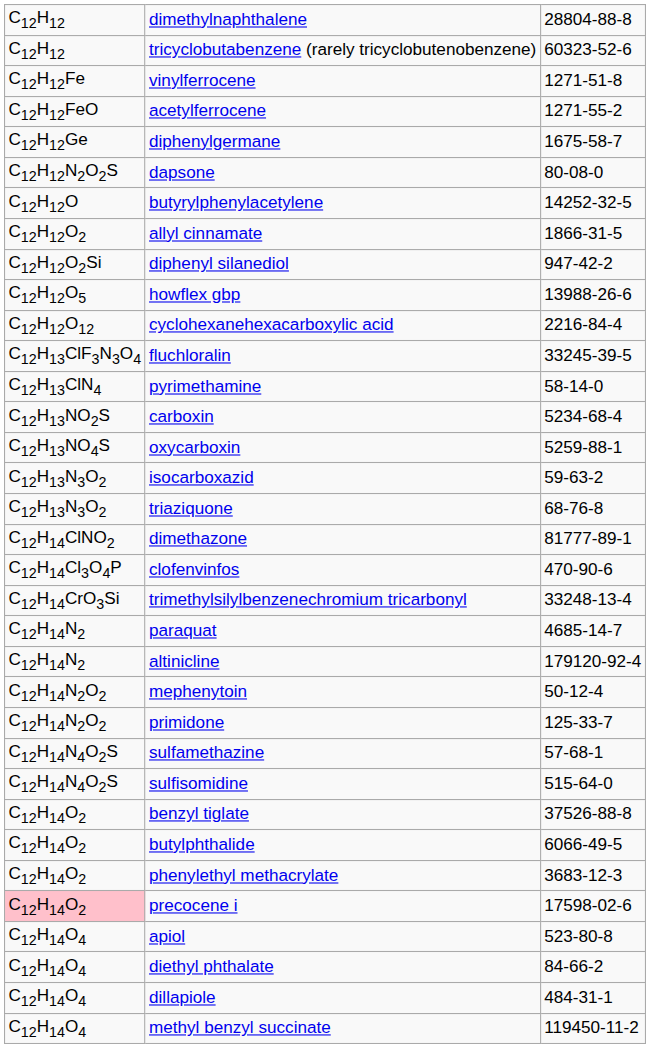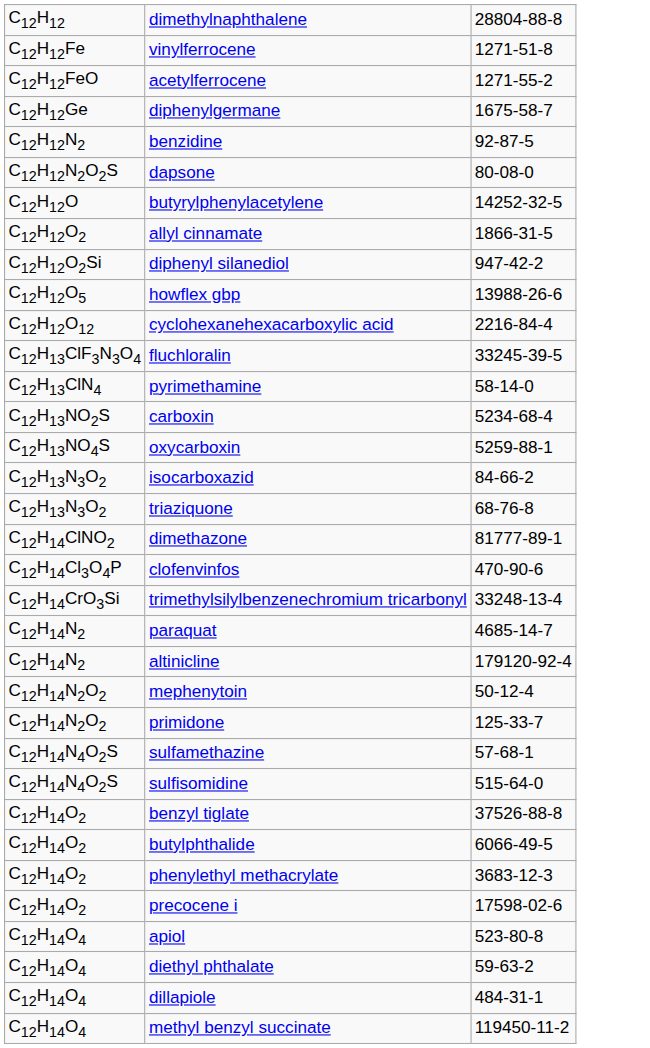- row: (343, 50)
+ row: (186, 142)
(574, 478) 59-63-2 -> (504, 478) 84-66-2
(47, 906) pink background -> (47, 906) no background
(574, 967) 84-66-2 -> (504, 967) 59-63-2
